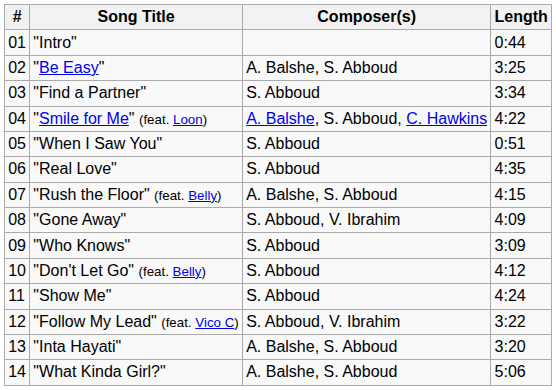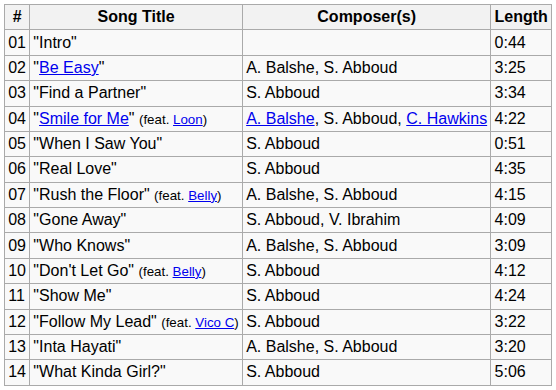(283, 245) S. Abboud -> (322, 245) A. Balshe, S. Abboud
(323, 321) S. Abboud, V. Ibrahim -> (283, 321) S. Abboud
(322, 372) A. Balshe, S. Abboud -> (283, 372) S. Abboud
